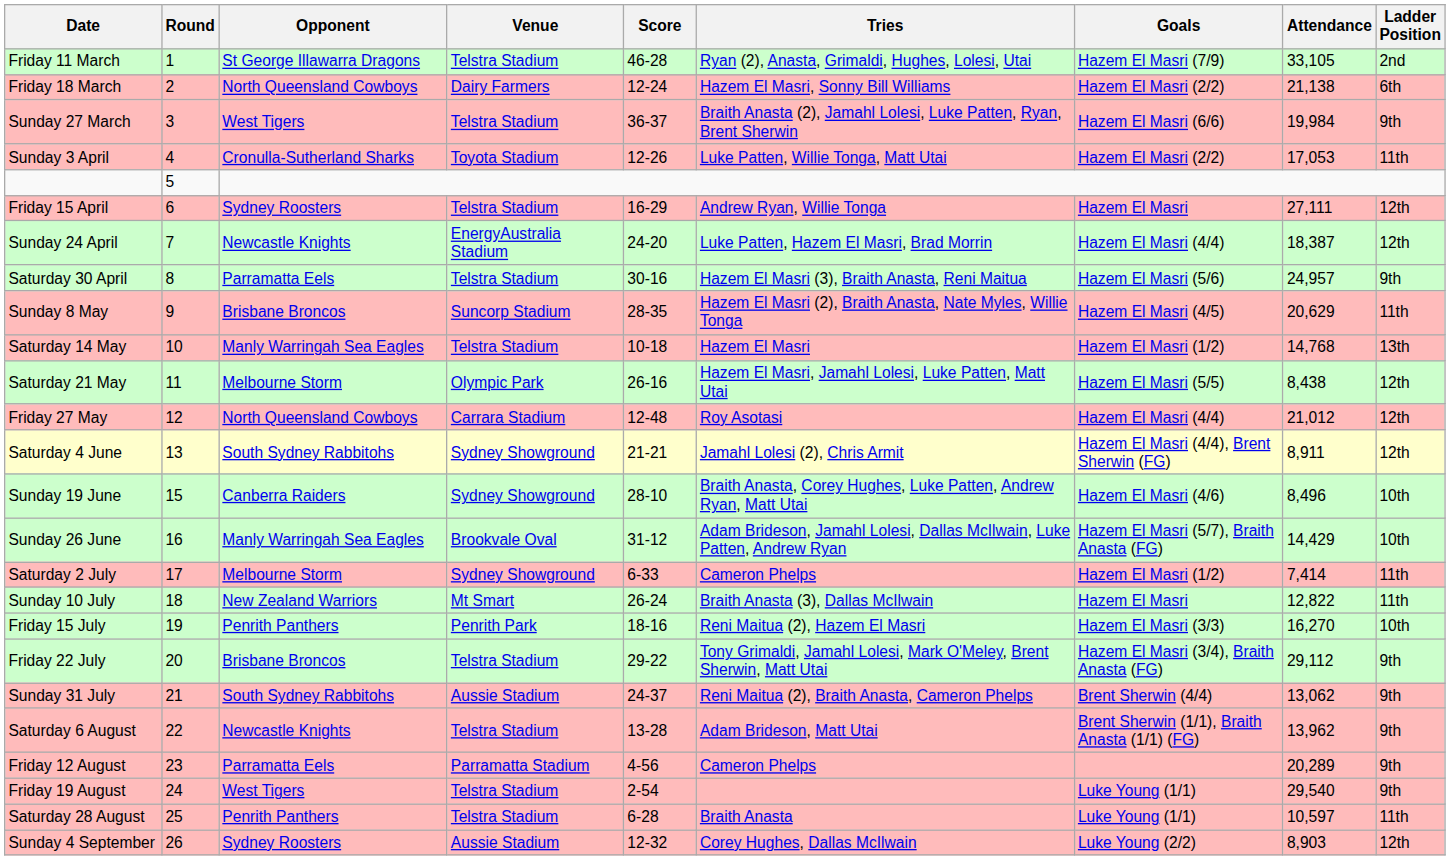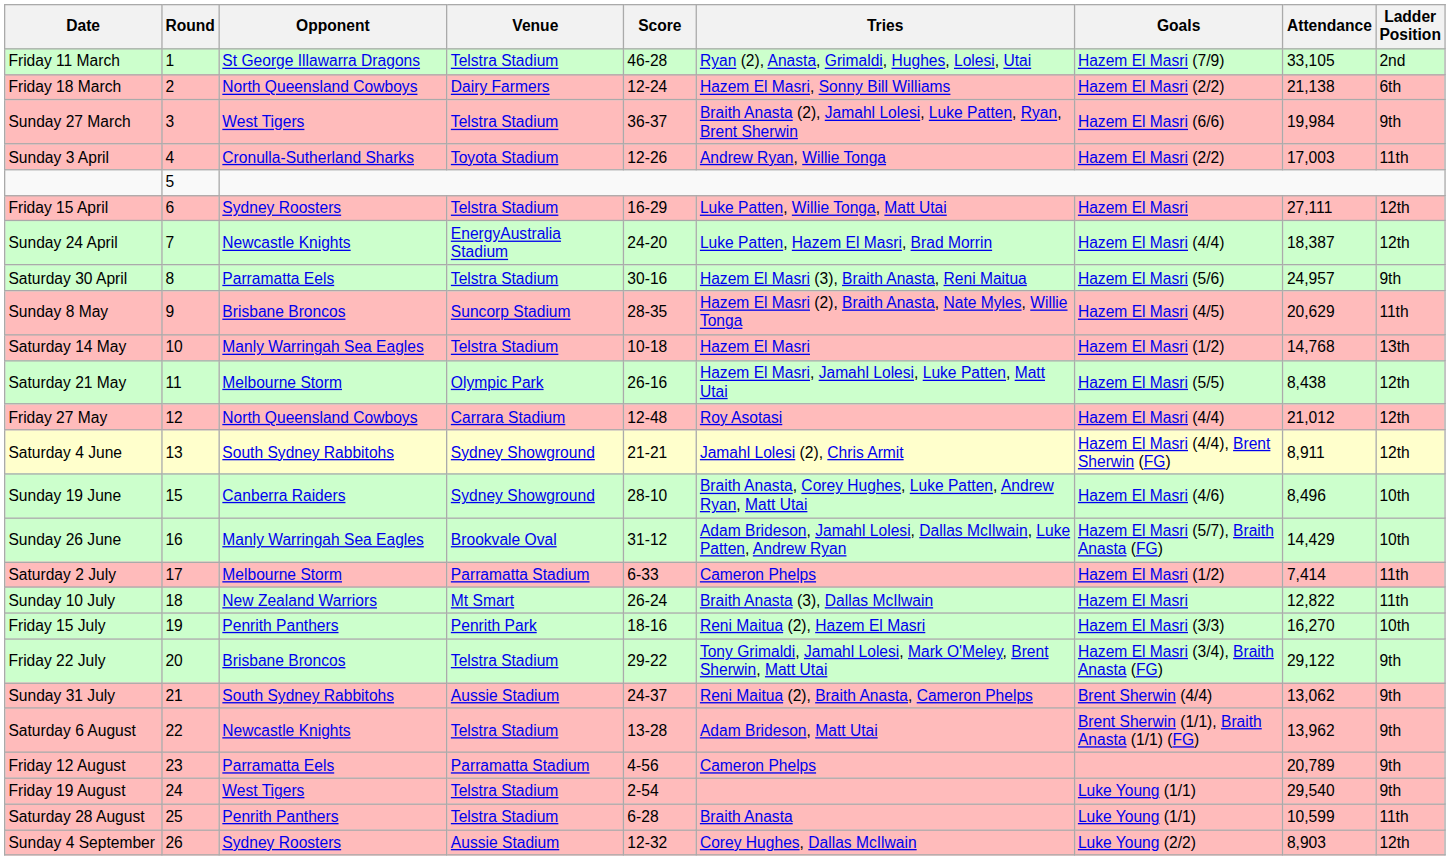(823, 157) Luke Patten, Willie Tonga, Matt Utai -> (793, 157) Andrew Ryan, Willie Tonga
(1311, 157) 17,053 -> (1311, 157) 17,003
(793, 208) Andrew Ryan, Willie Tonga -> (823, 208) Luke Patten, Willie Tonga, Matt Utai
(523, 575) Sydney Showground -> (520, 575) Parramatta Stadium
(1310, 661) 29,112 -> (1311, 661) 29,122
(1311, 765) 20,289 -> (1311, 765) 20,789
(1311, 817) 10,597 -> (1311, 817) 10,599
